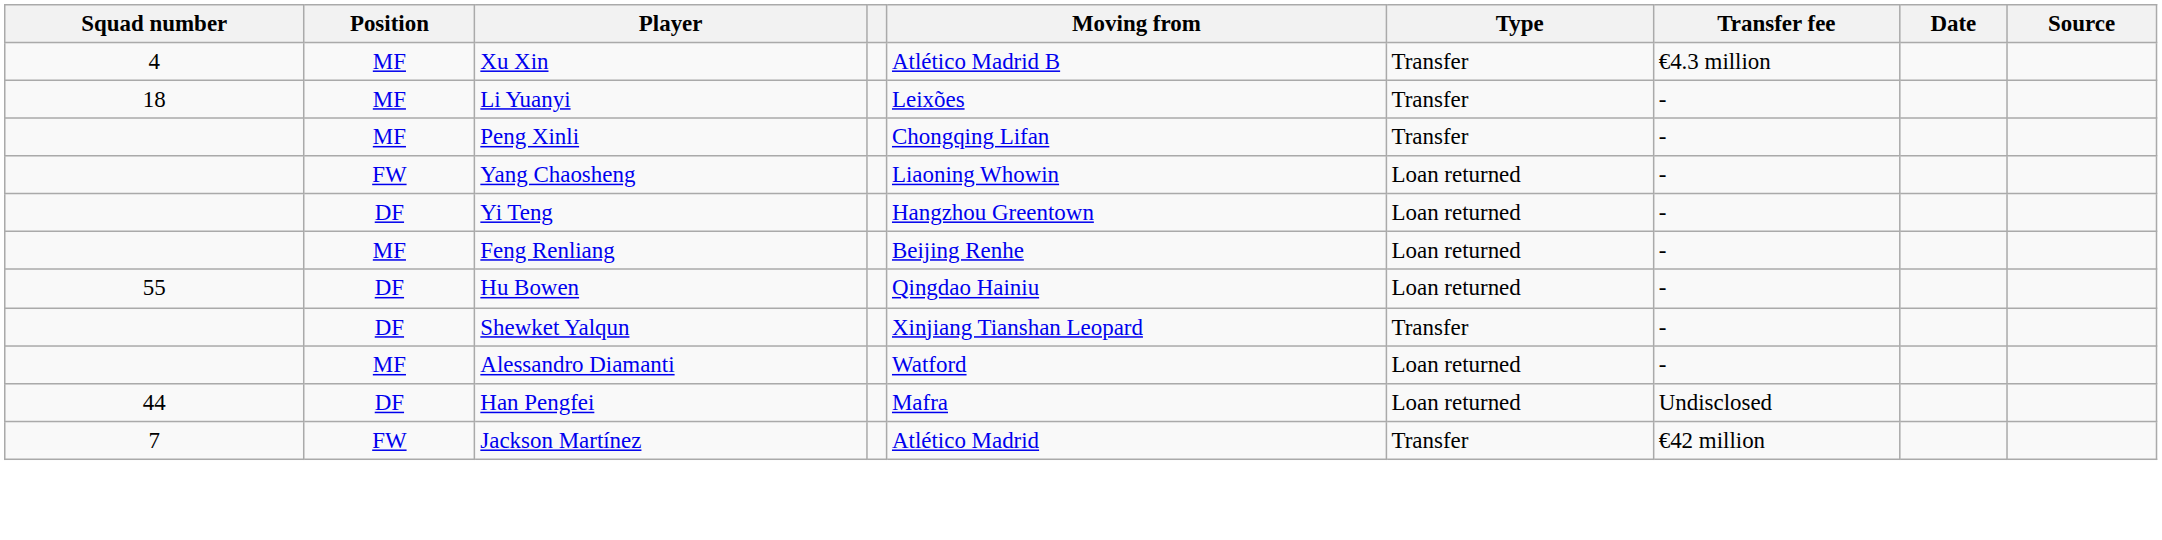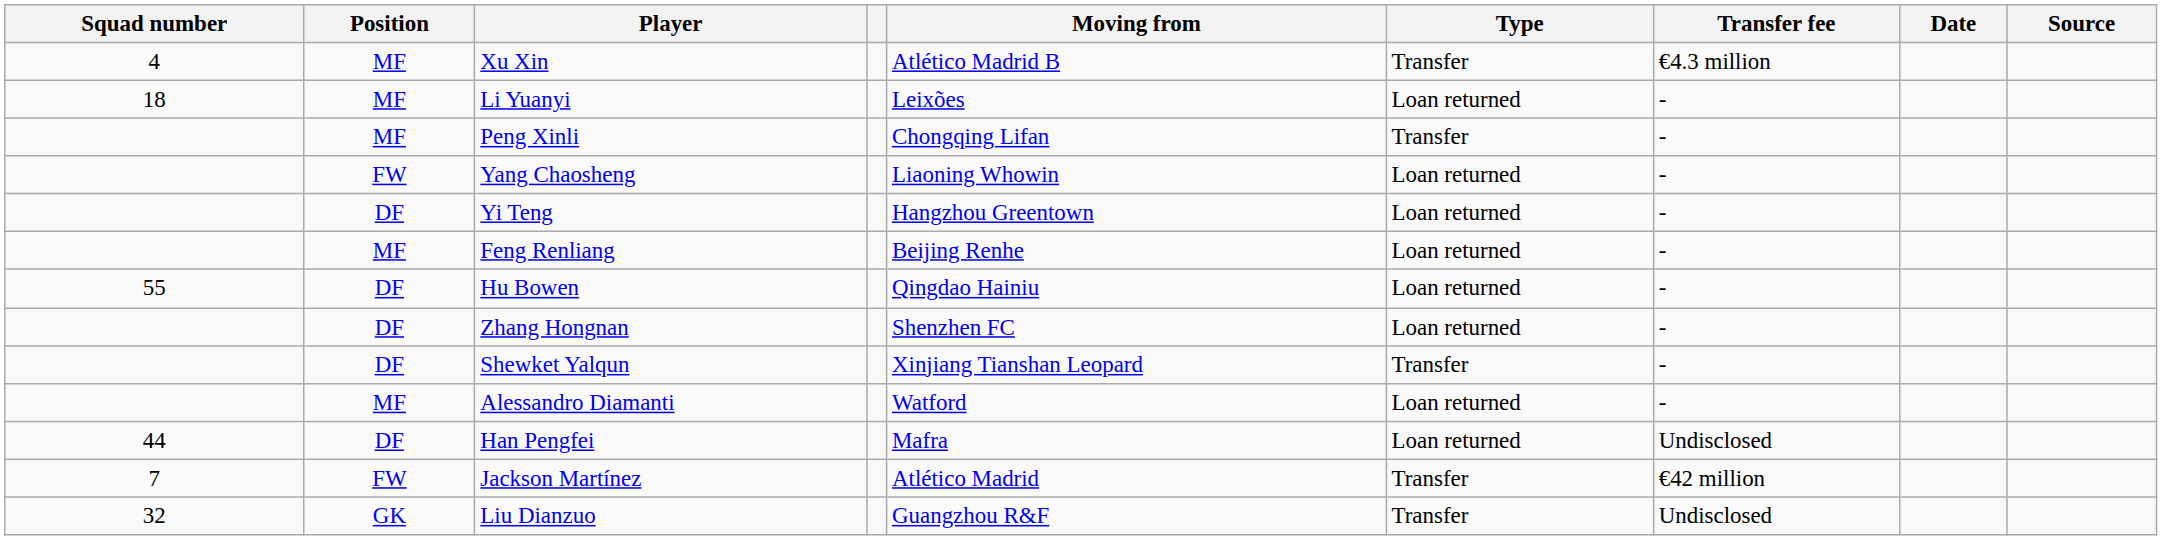(1430, 99) Transfer -> (1456, 99) Loan returned
+ row: (555, 326)
+ row: (538, 515)
